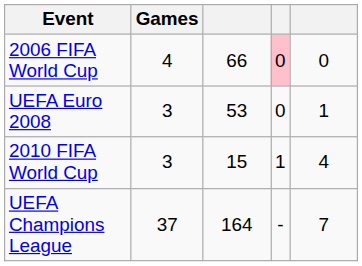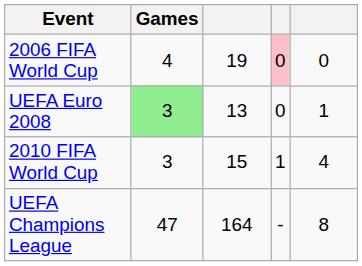(237, 60) 66 -> (237, 60) 19
(167, 111) no background -> (167, 111) lightgreen background
(237, 111) 53 -> (237, 111) 13
(167, 224) 37 -> (167, 224) 47
(324, 224) 7 -> (324, 224) 8
